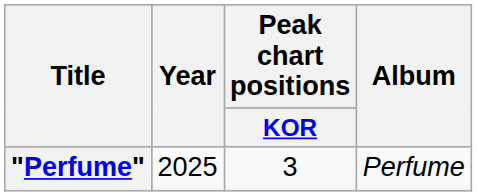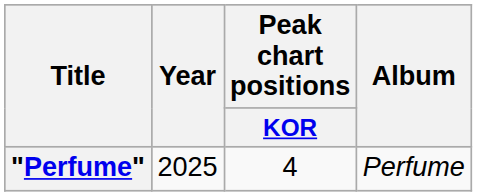(290, 168) 3 -> (290, 168) 4
